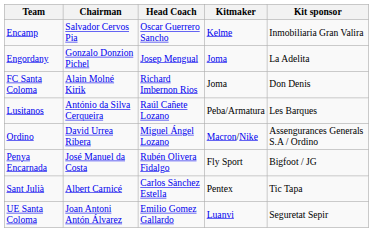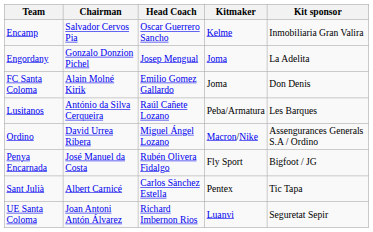(169, 84) Richard Imbernon Rios -> (168, 84) Emilio Gomez Gallardo
(168, 214) Emilio Gomez Gallardo -> (169, 214) Richard Imbernon Rios
